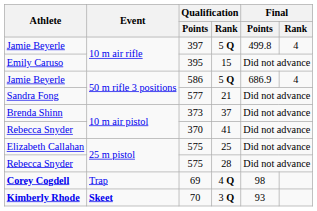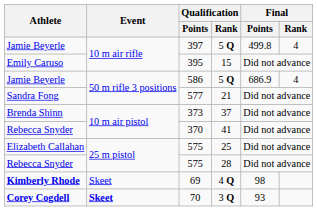(38, 181) Corey Cogdell -> (43, 181) Kimberly Rhode
(98, 181) Trap -> (100, 181) Skeet
(43, 197) Kimberly Rhode -> (38, 197) Corey Cogdell
